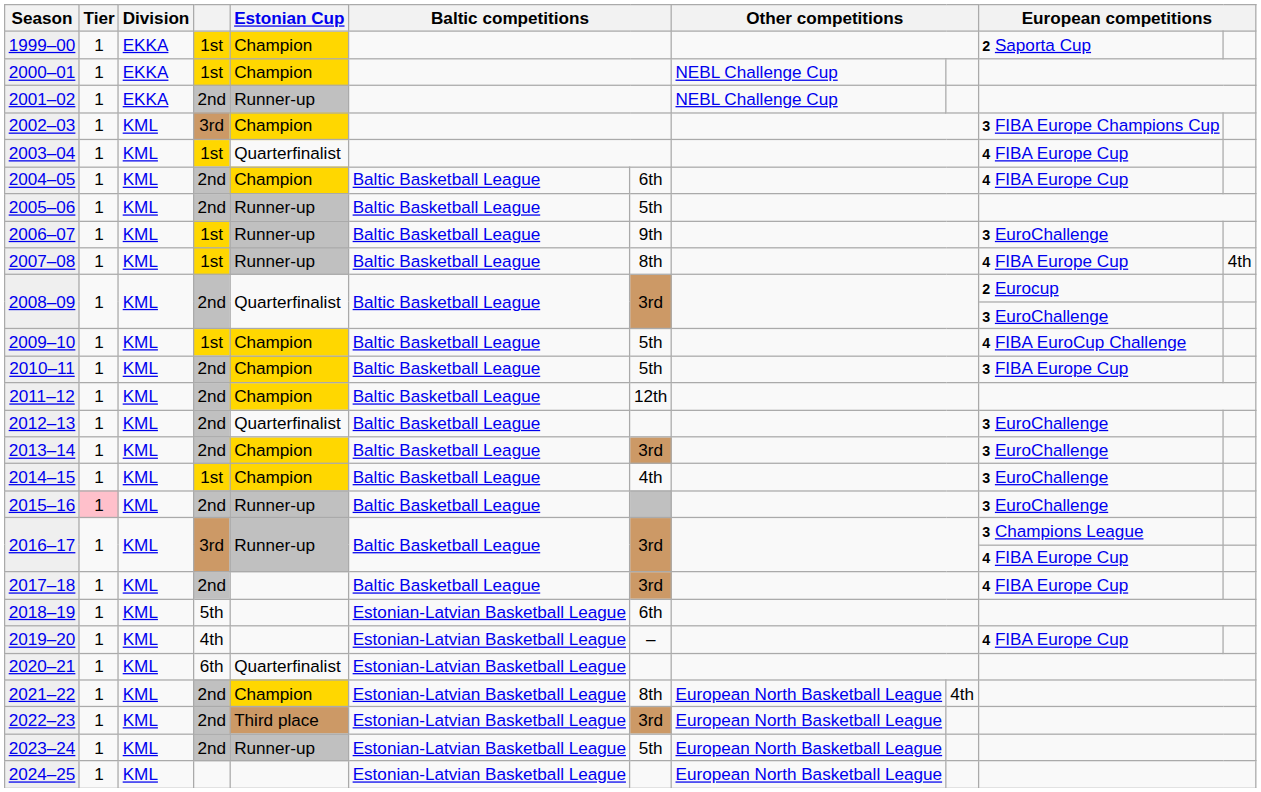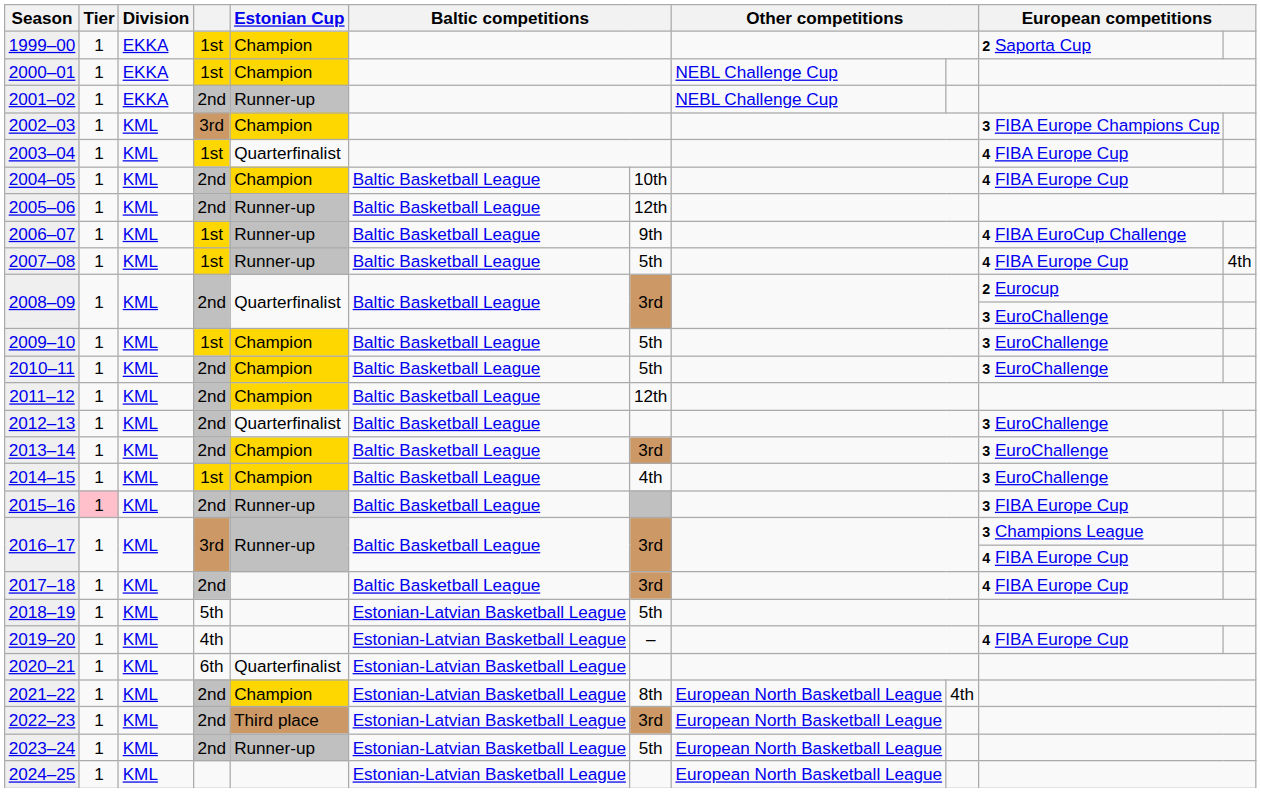(651, 180) 6th -> (651, 180) 10th
(651, 207) 5th -> (651, 207) 12th
(1045, 234) 3 EuroChallenge -> (1084, 234) 4 FIBA EuroCup Challenge
(651, 261) 8th -> (651, 261) 5th
(1084, 342) 4 FIBA EuroCup Challenge -> (1045, 342) 3 EuroChallenge
(1055, 369) 3 FIBA Europe Cup -> (1045, 369) 3 EuroChallenge
(1045, 504) 3 EuroChallenge -> (1055, 504) 3 FIBA Europe Cup
(651, 612) 6th -> (651, 612) 5th
